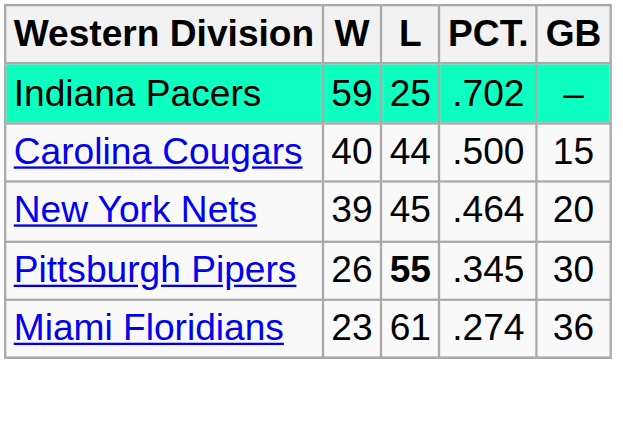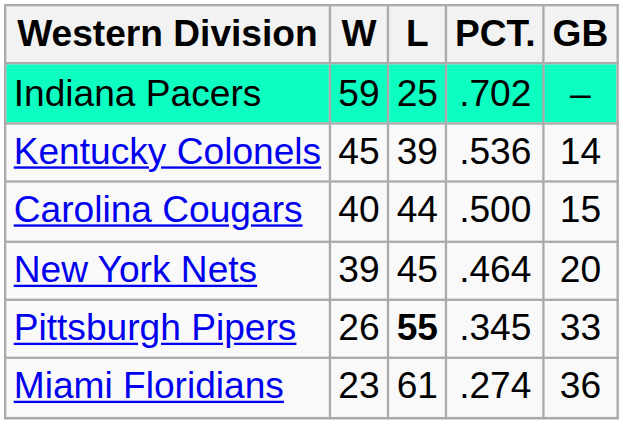+ row: (167, 151)
(573, 269) 30 -> (580, 328) 33
